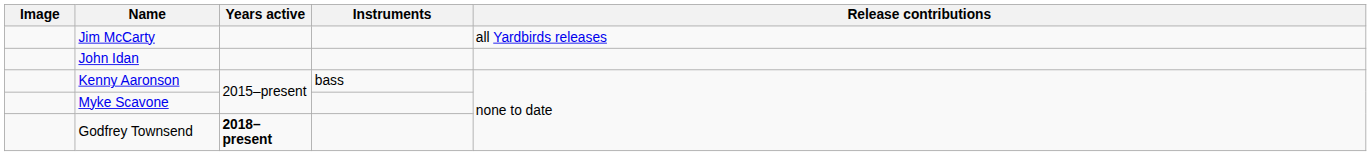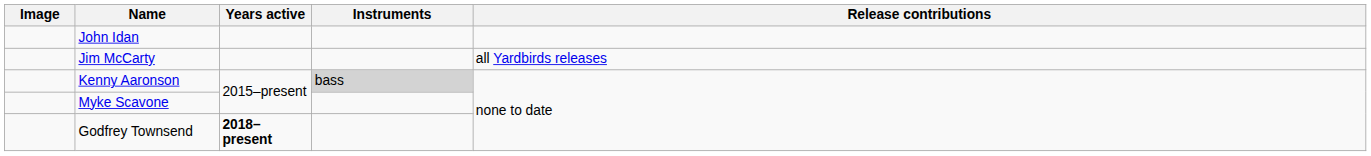rows swapped: (117, 37) <-> (109, 59)
(329, 80) no background -> (329, 80) lightgrey background
